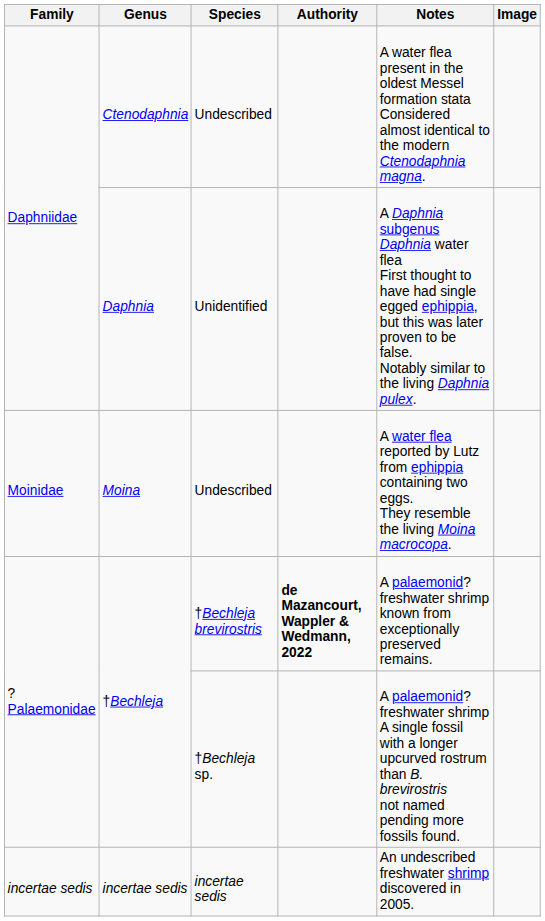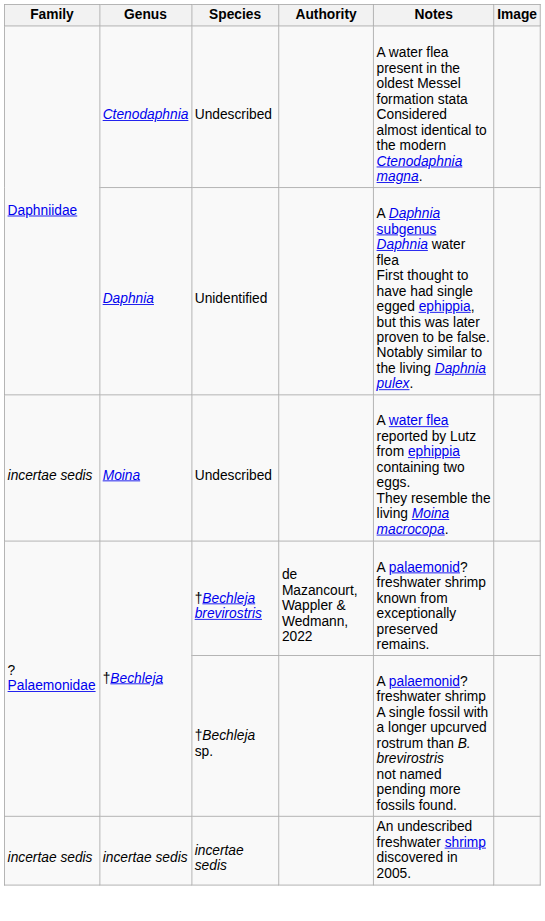(36, 491) Moinidae -> (50, 475) incertae sedis
(322, 621) bold -> (320, 605) normal
